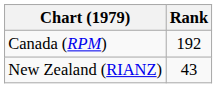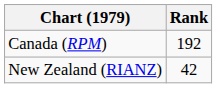(189, 69) 43 -> (189, 69) 42
